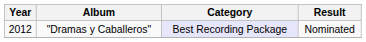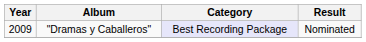(20, 29) 2012 -> (20, 29) 2009
